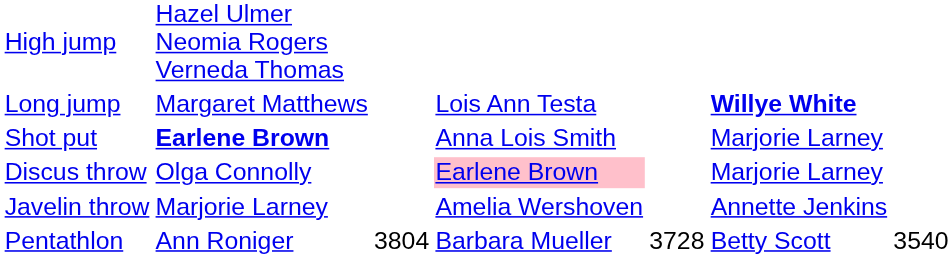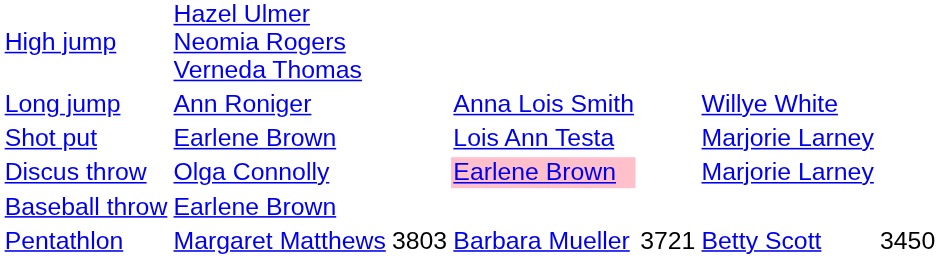(262, 104) Margaret Matthews -> (242, 104) Ann Roniger
(516, 104) Lois Ann Testa -> (544, 104) Anna Lois Smith
(784, 104) bold -> (770, 104) normal
(242, 138) bold -> (255, 138) normal
(526, 138) Anna Lois Smith -> (534, 138) Lois Ann Testa
- row: (77, 206)
+ row: (86, 206)
(225, 240) Ann Roniger -> (280, 240) Margaret Matthews
(402, 240) 3804 -> (420, 240) 3803
(677, 240) 3728 -> (668, 240) 3721
(921, 240) 3540 -> (908, 240) 3450
